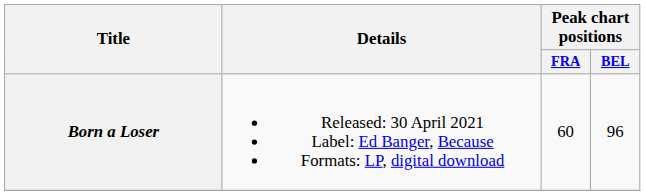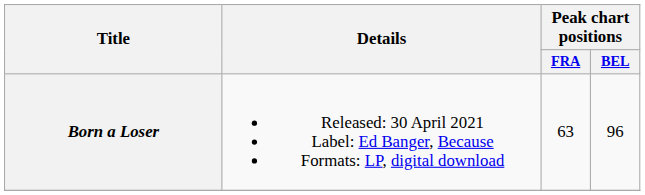(566, 132) 60 -> (566, 132) 63
